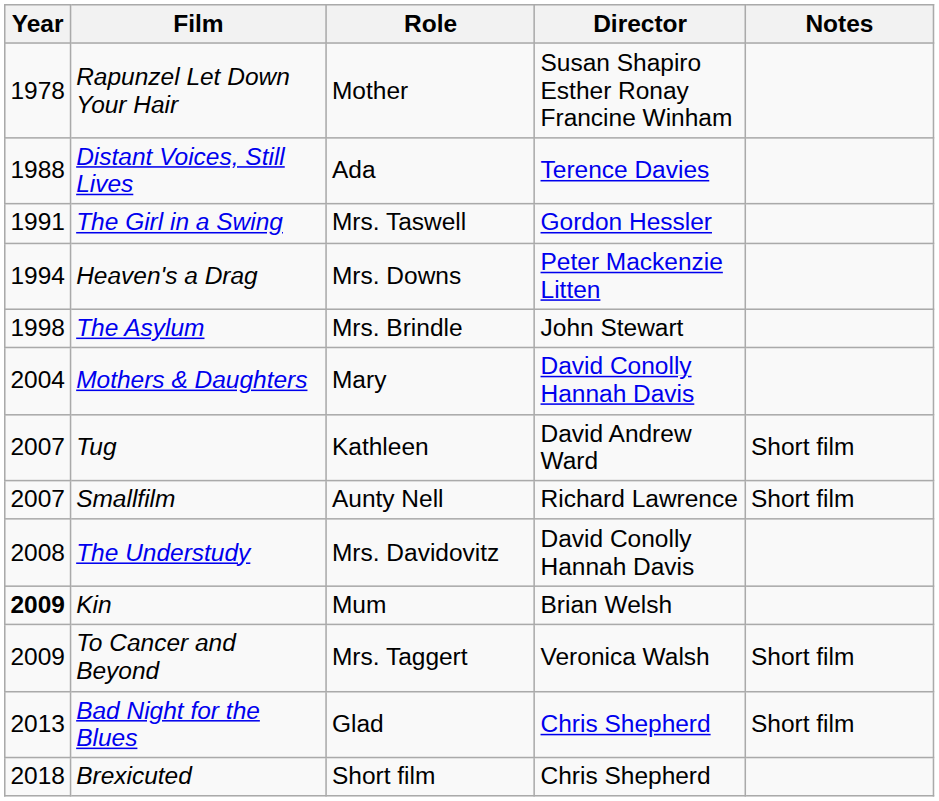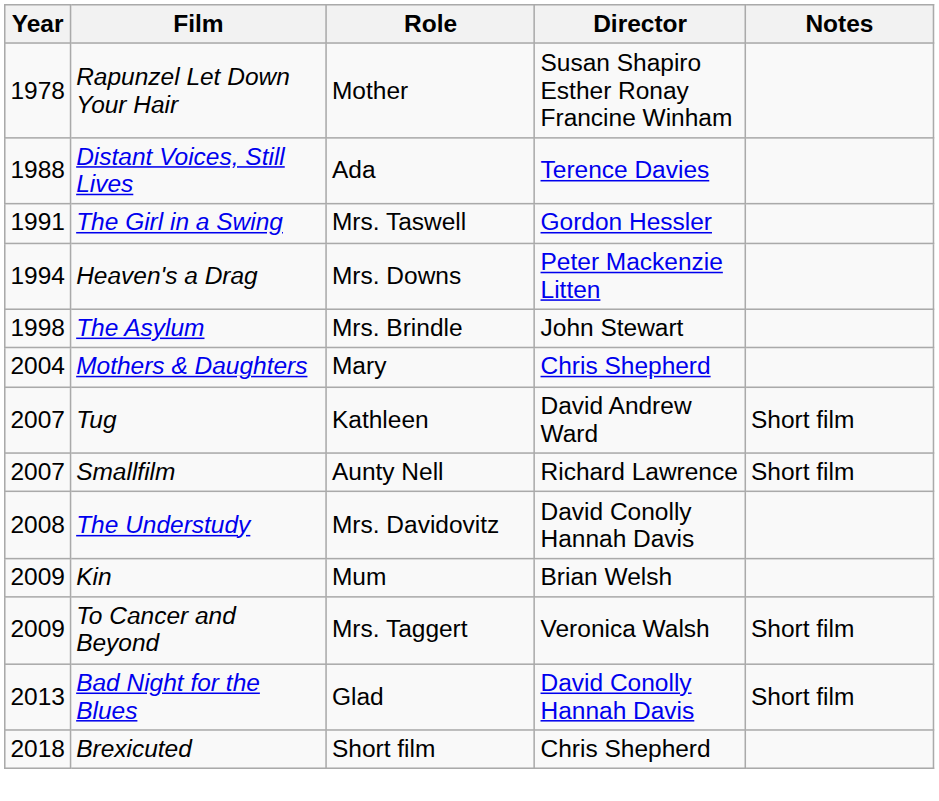(617, 380) David Conolly Hannah Davis -> (626, 367) Chris Shepherd
(38, 604) bold -> (38, 577) normal
(626, 723) Chris Shepherd -> (617, 696) David Conolly Hannah Davis
